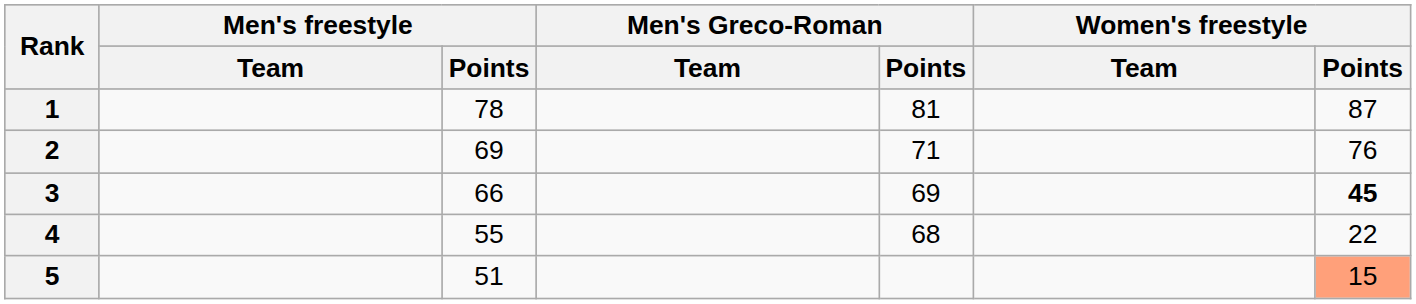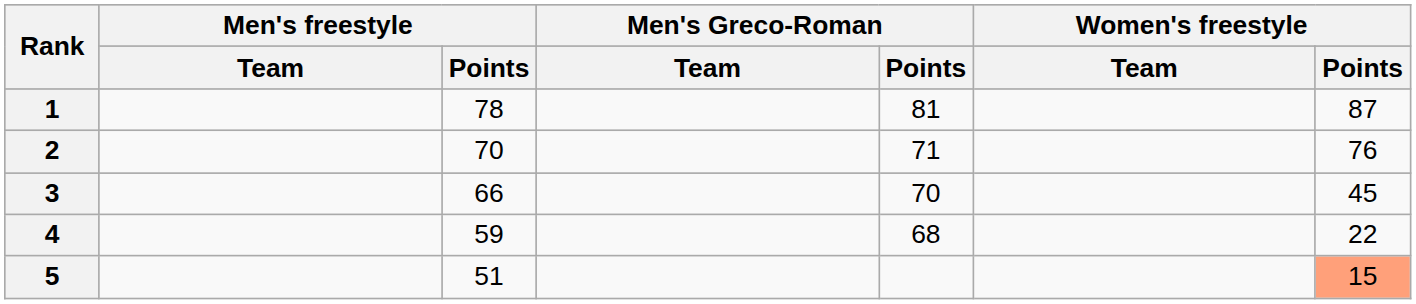(489, 151) 69 -> (489, 151) 70
(926, 192) 69 -> (926, 192) 70
(1363, 192) bold -> (1363, 192) normal
(489, 234) 55 -> (489, 234) 59
